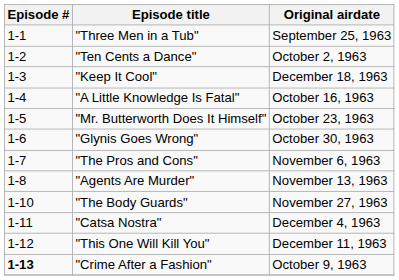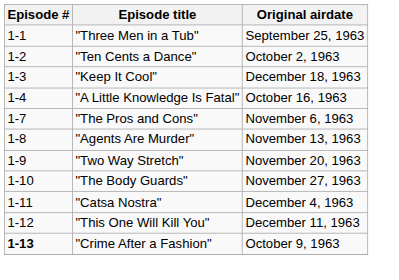- row: (171, 118)
- row: (137, 139)
+ row: (129, 160)
